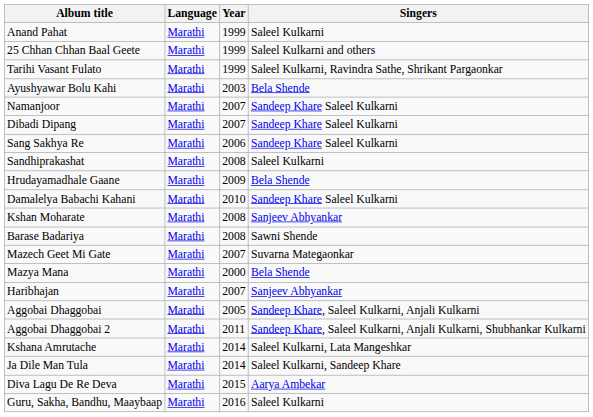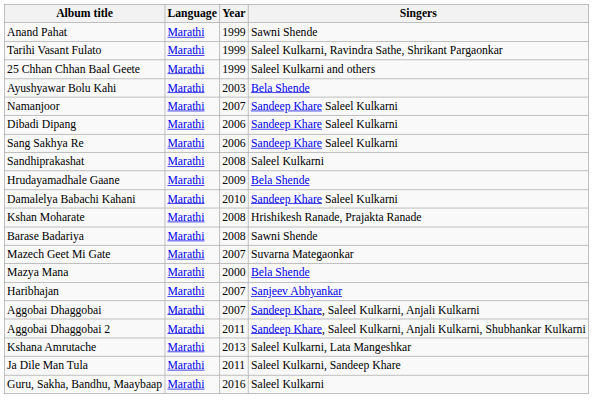(287, 32) Saleel Kulkarni -> (284, 32) Sawni Shende
rows swapped: (54, 69) <-> (74, 50)
(234, 124) 2007 -> (234, 124) 2006
(297, 217) Sanjeev Abhyankar -> (336, 217) Hrishikesh Ranade, Prajakta Ranade
(234, 310) 2005 -> (234, 310) 2007
(234, 347) 2014 -> (234, 347) 2013
(234, 365) 2014 -> (234, 365) 2011
- row: (62, 384)
